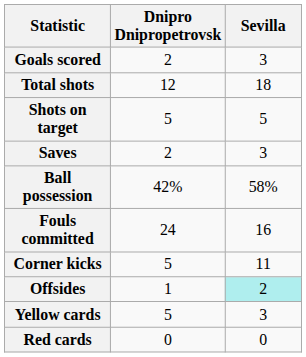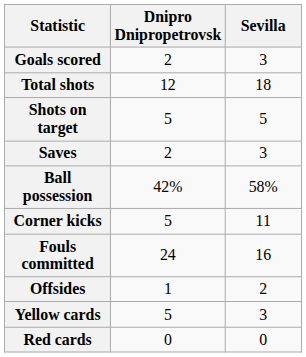rows swapped: (58, 264) <-> (58, 230)
(263, 289) paleturquoise background -> (263, 289) no background
